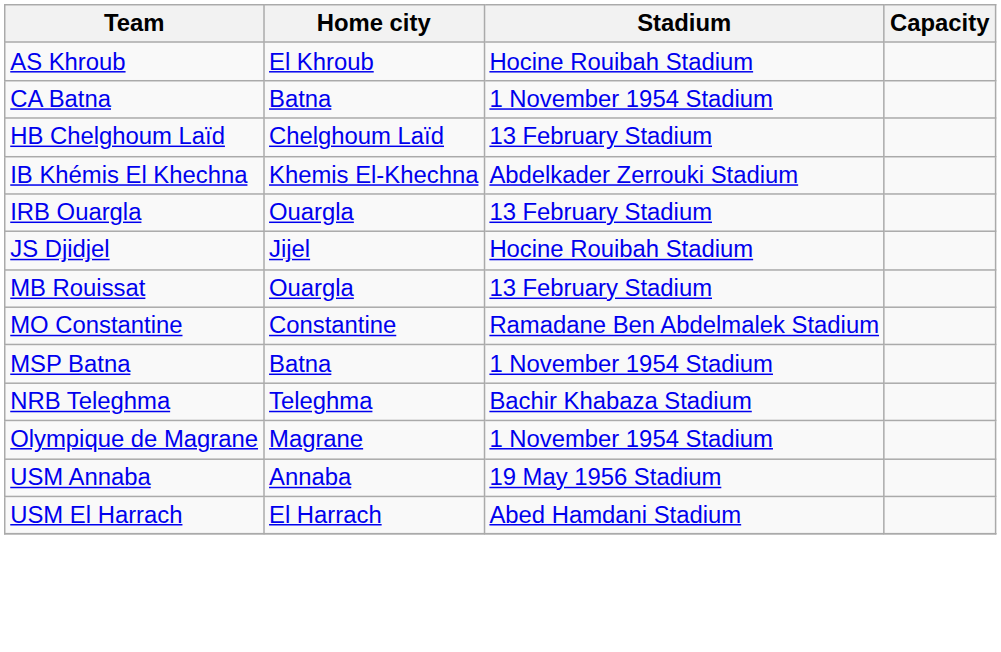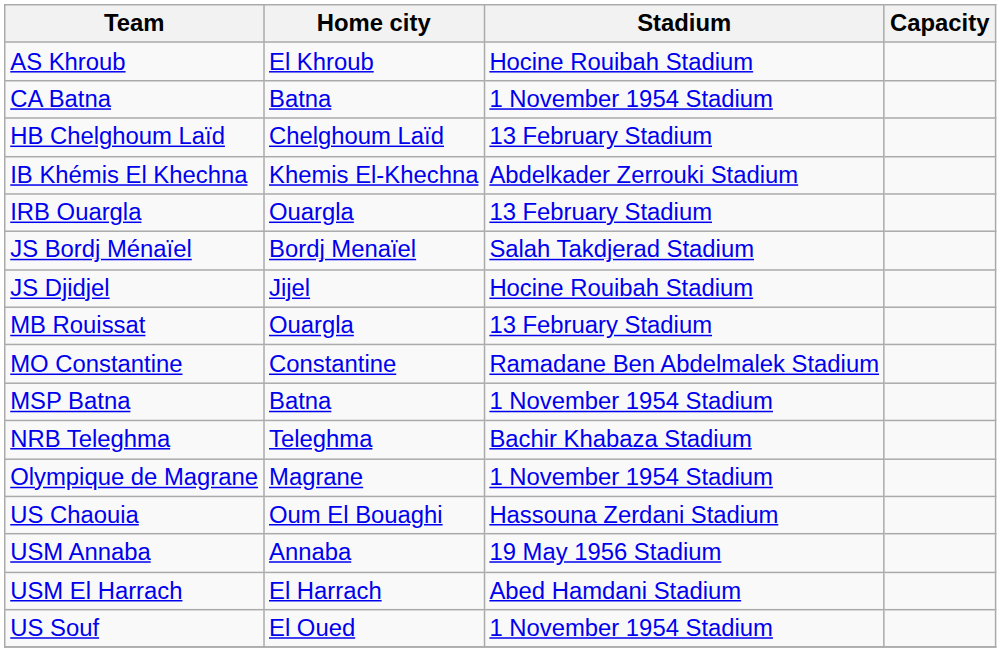+ row: (101, 250)
+ row: (75, 514)
+ row: (55, 628)
